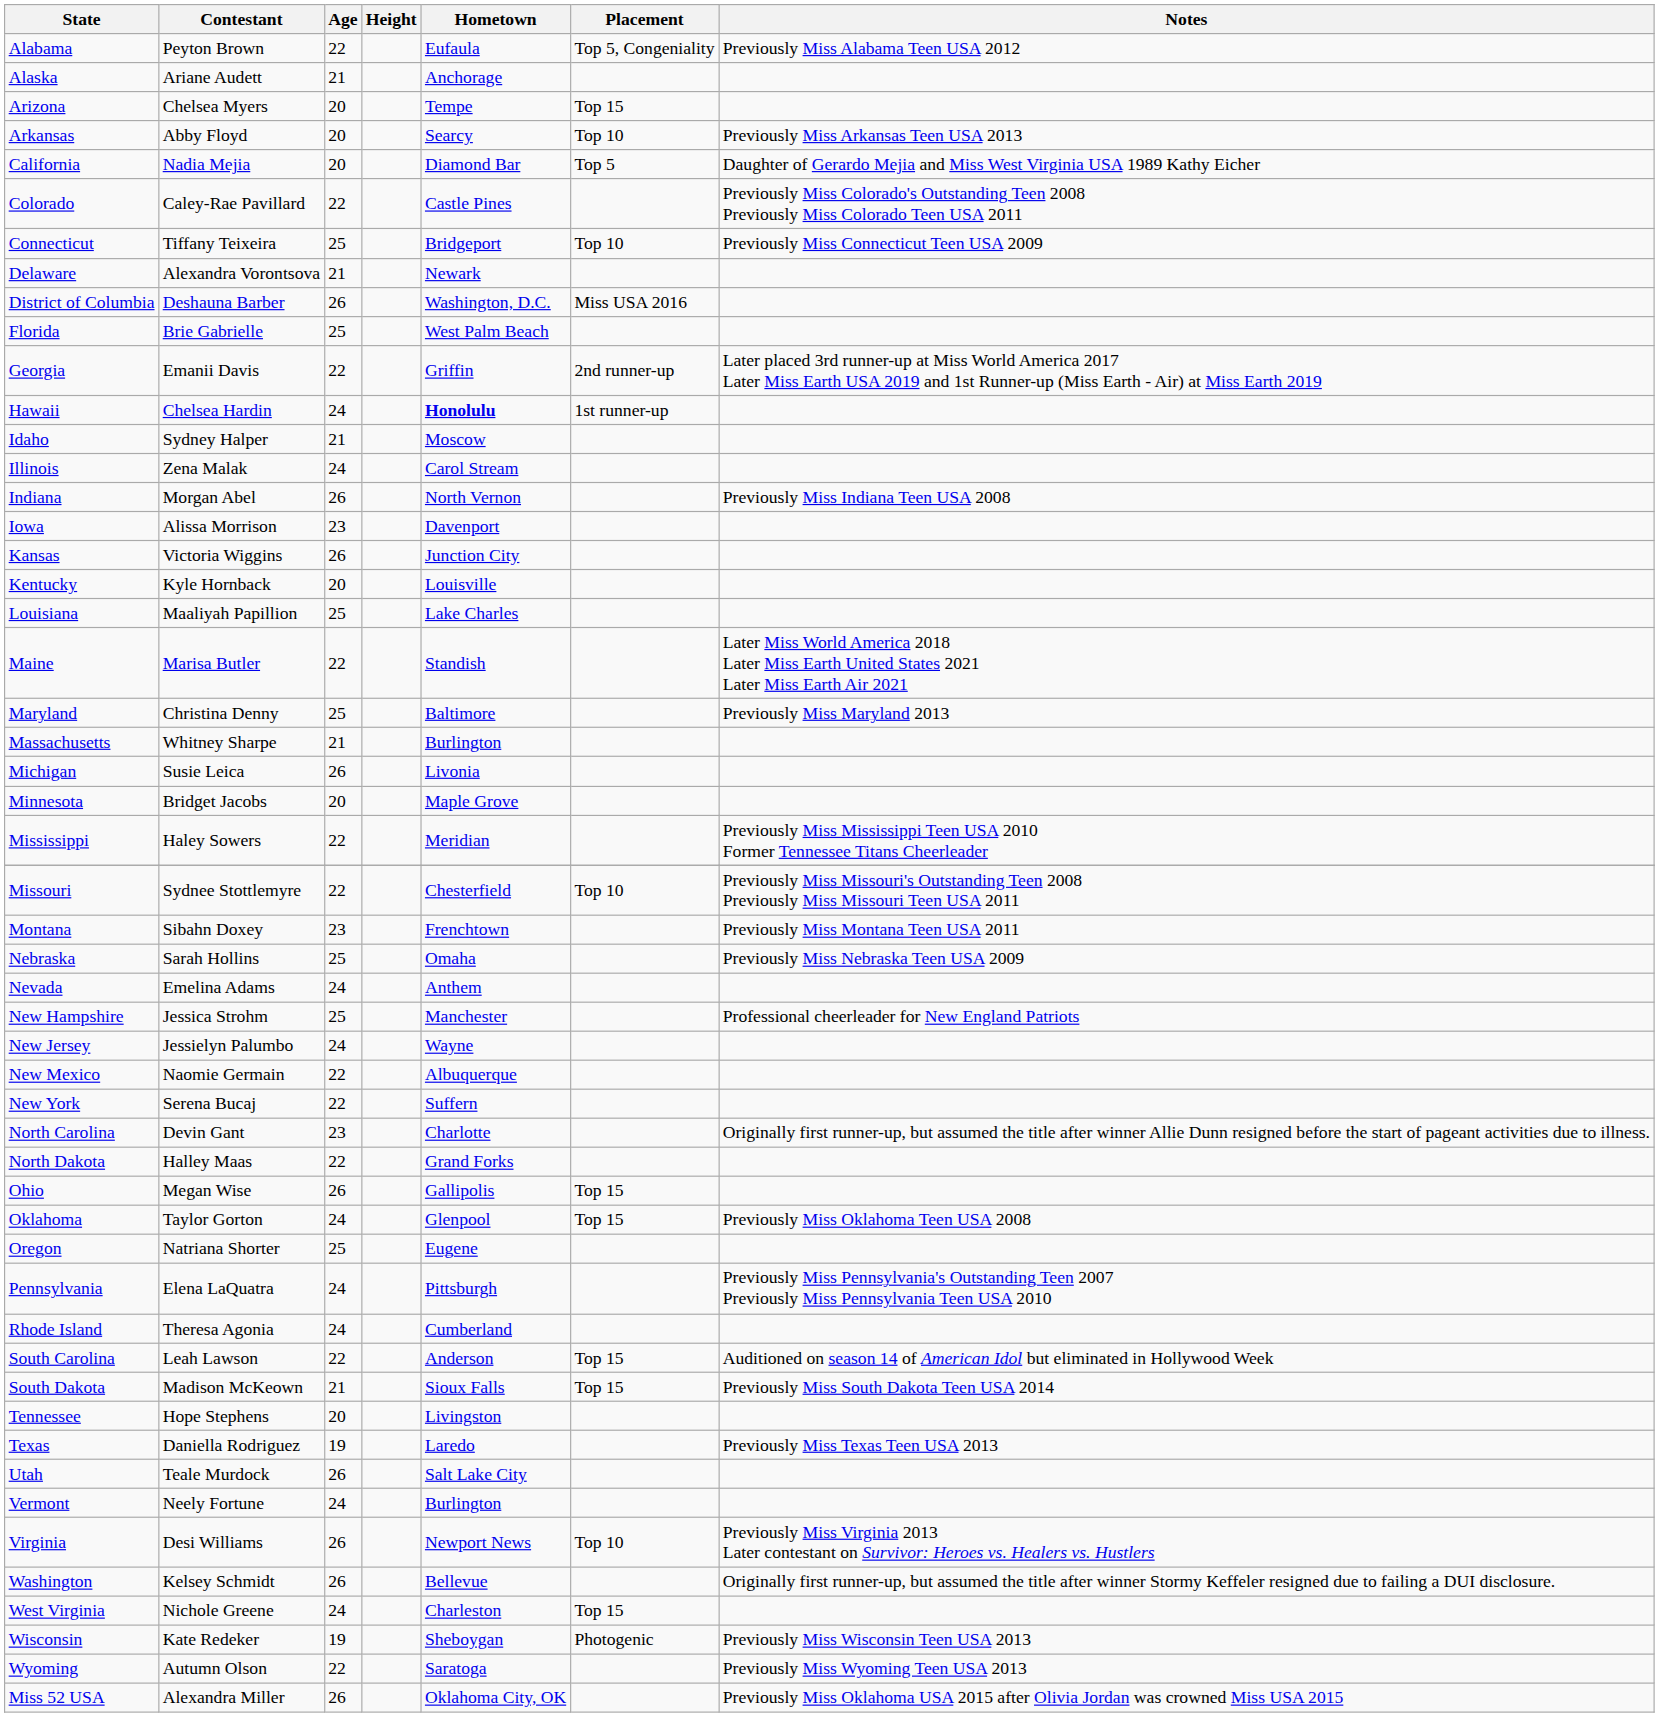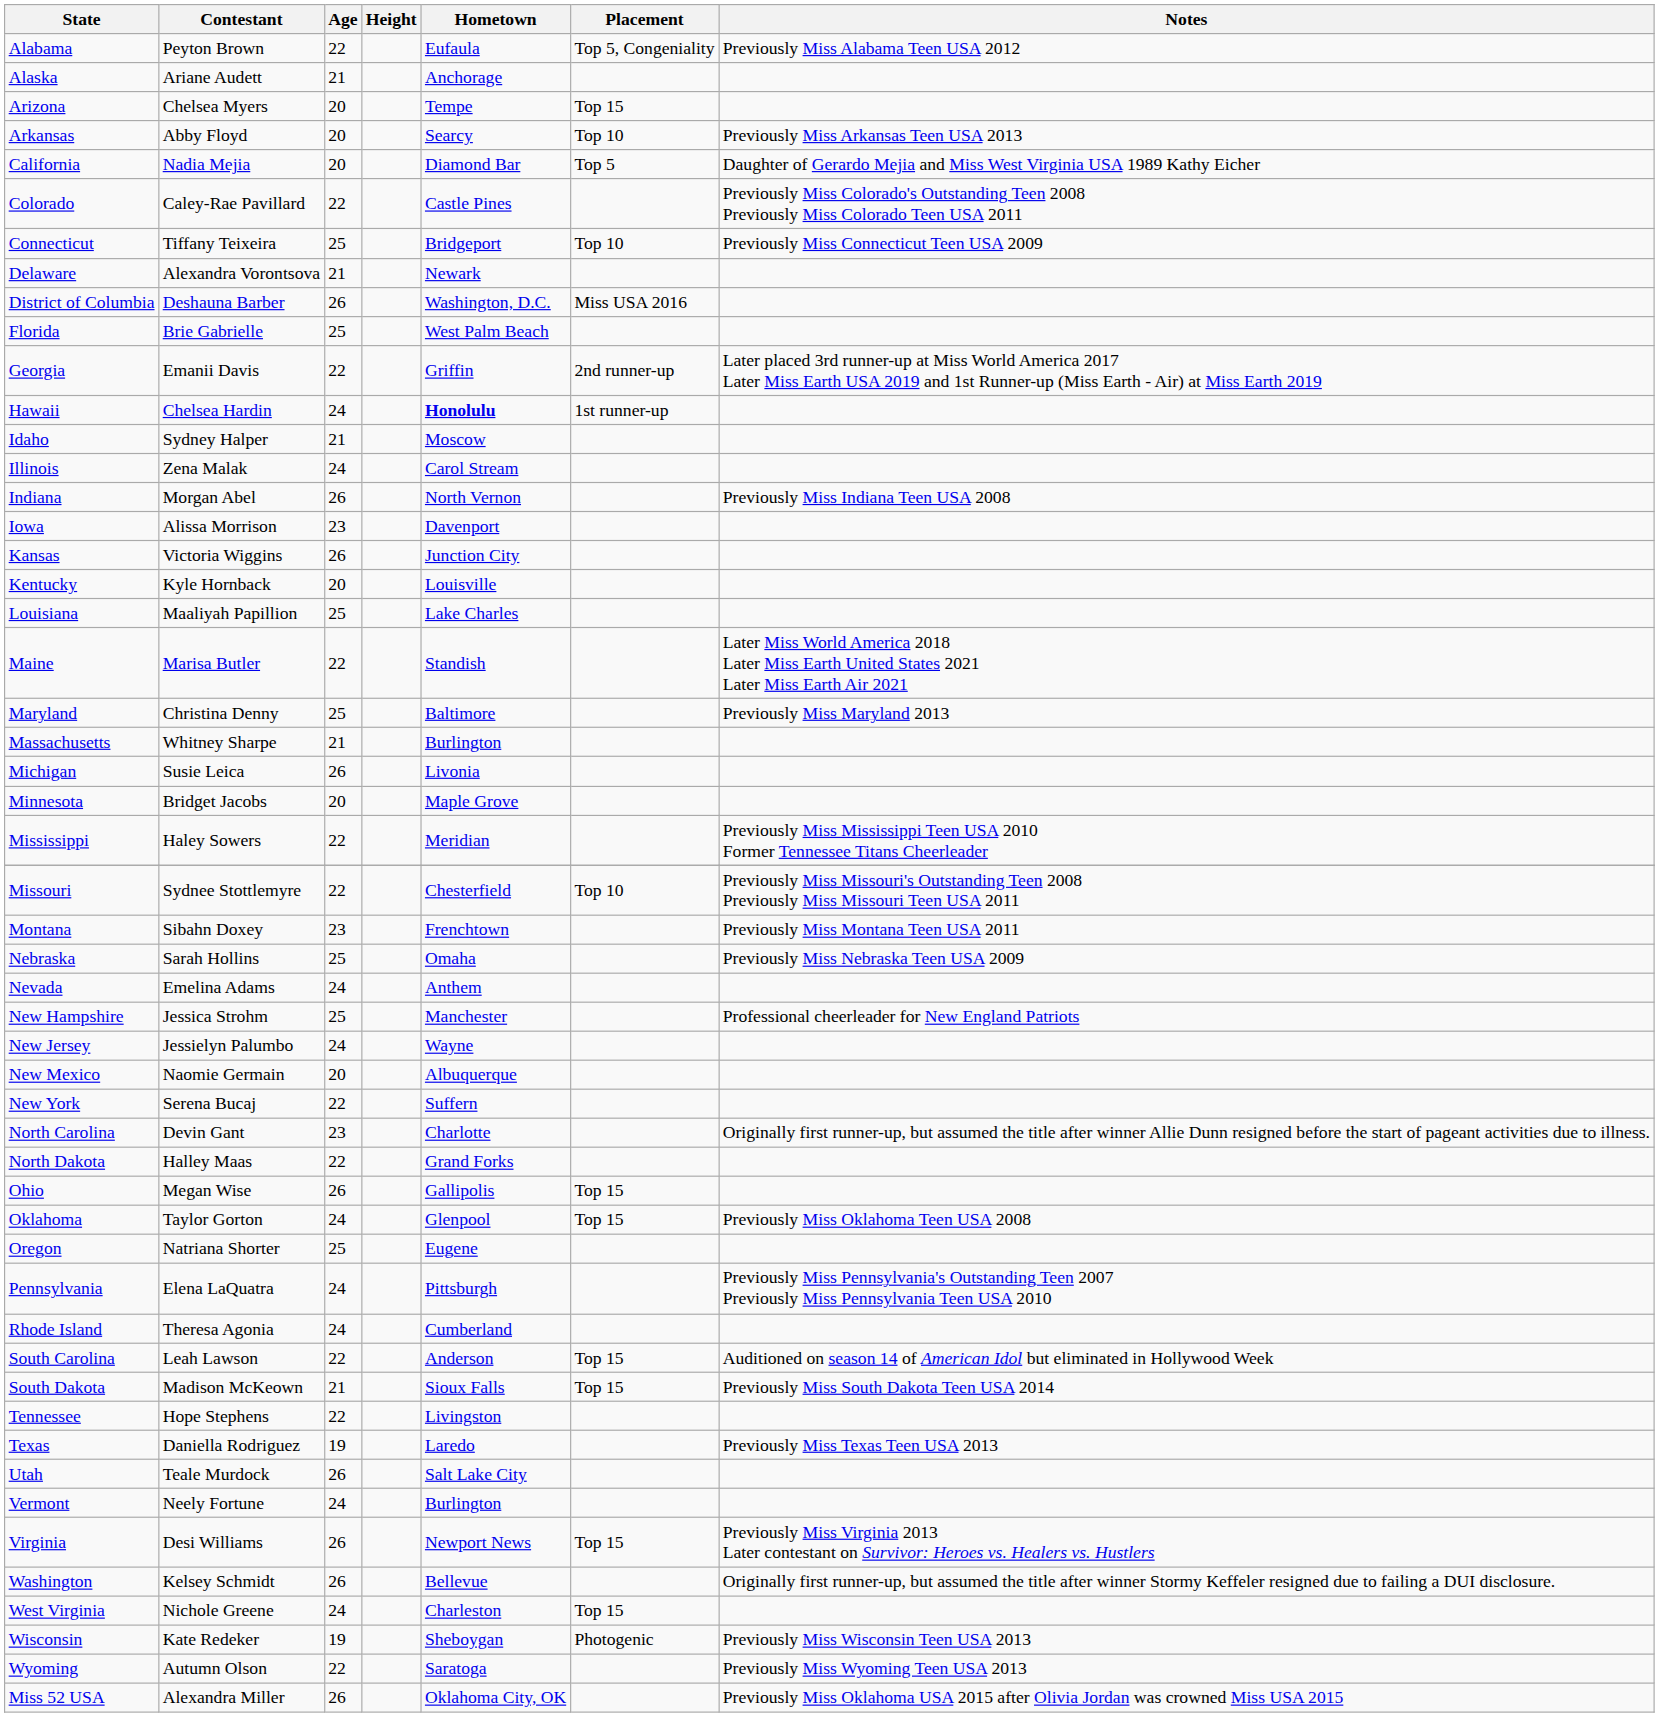(337, 1074) 22 -> (337, 1074) 20
(337, 1415) 20 -> (337, 1415) 22
(599, 1542) Top 10 -> (599, 1542) Top 15
